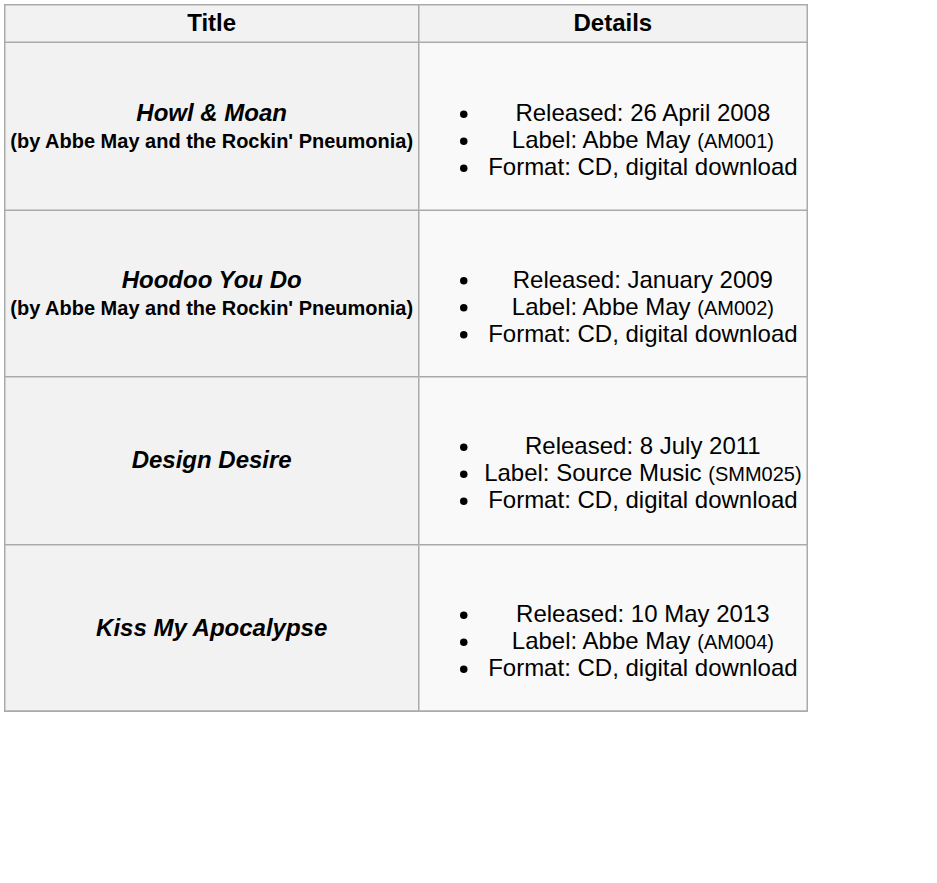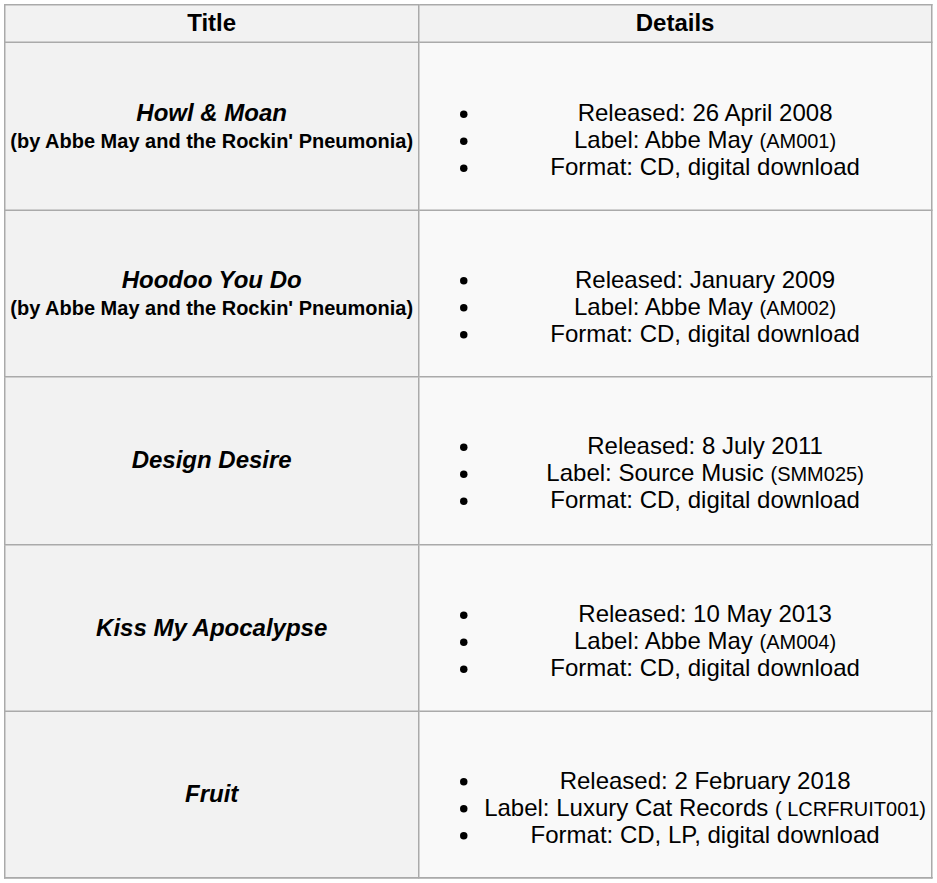+ row: (212, 794)
